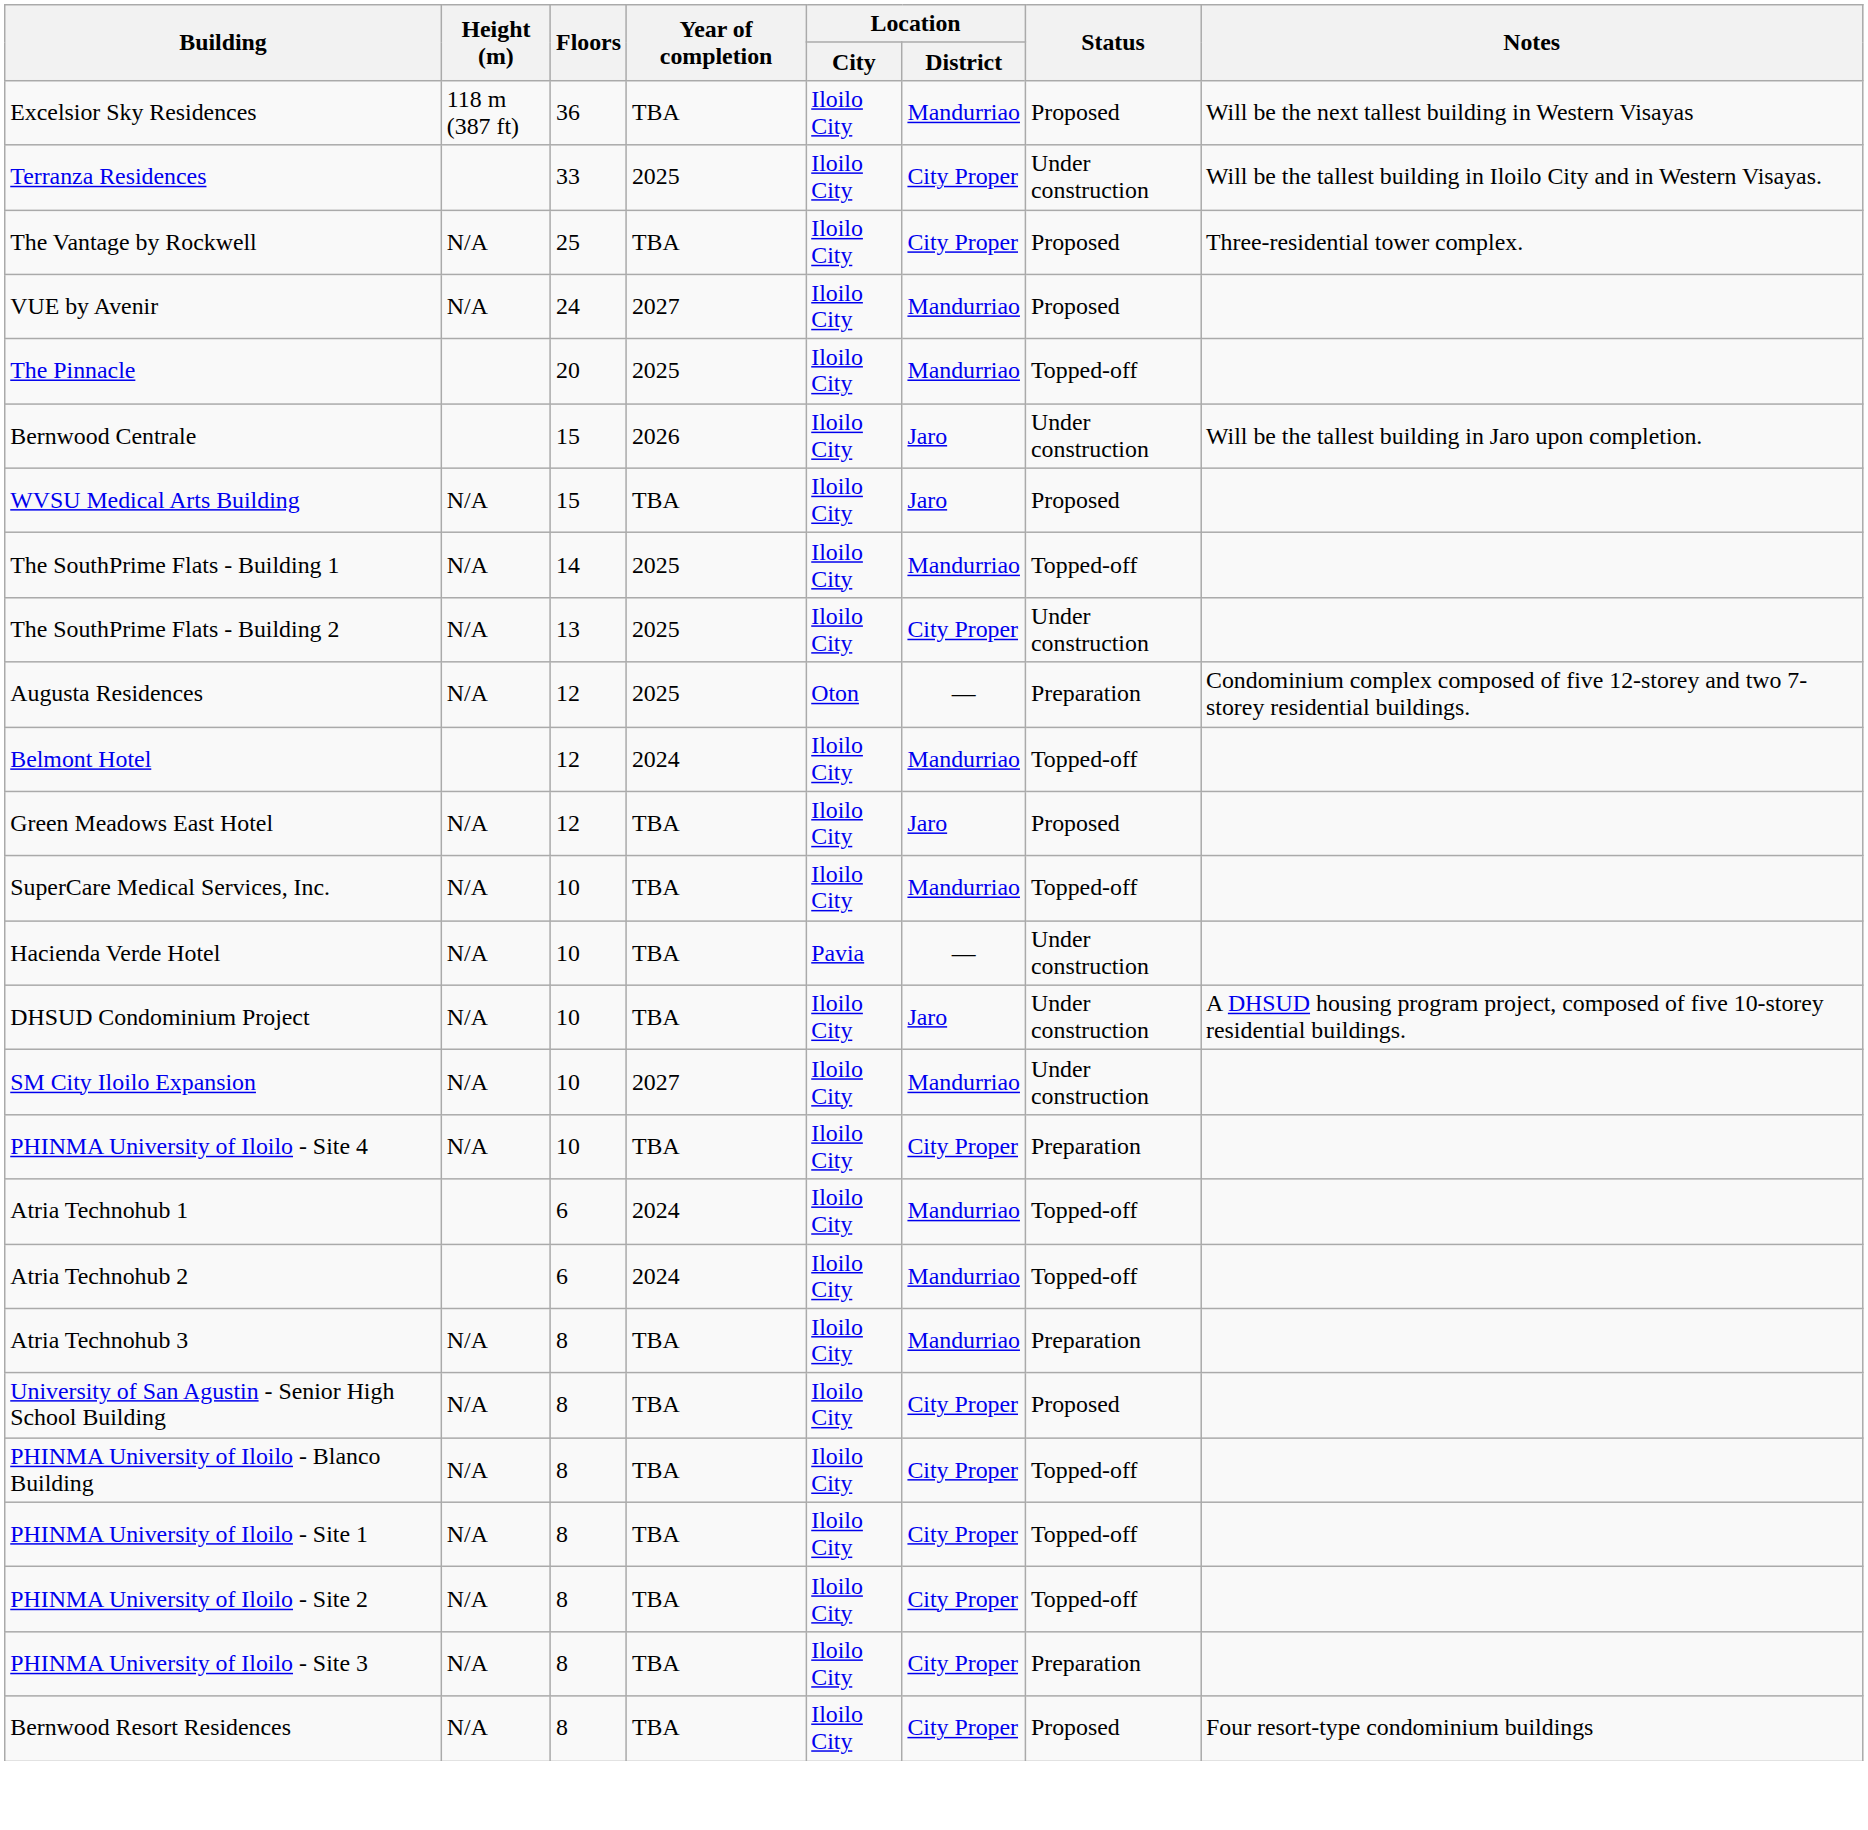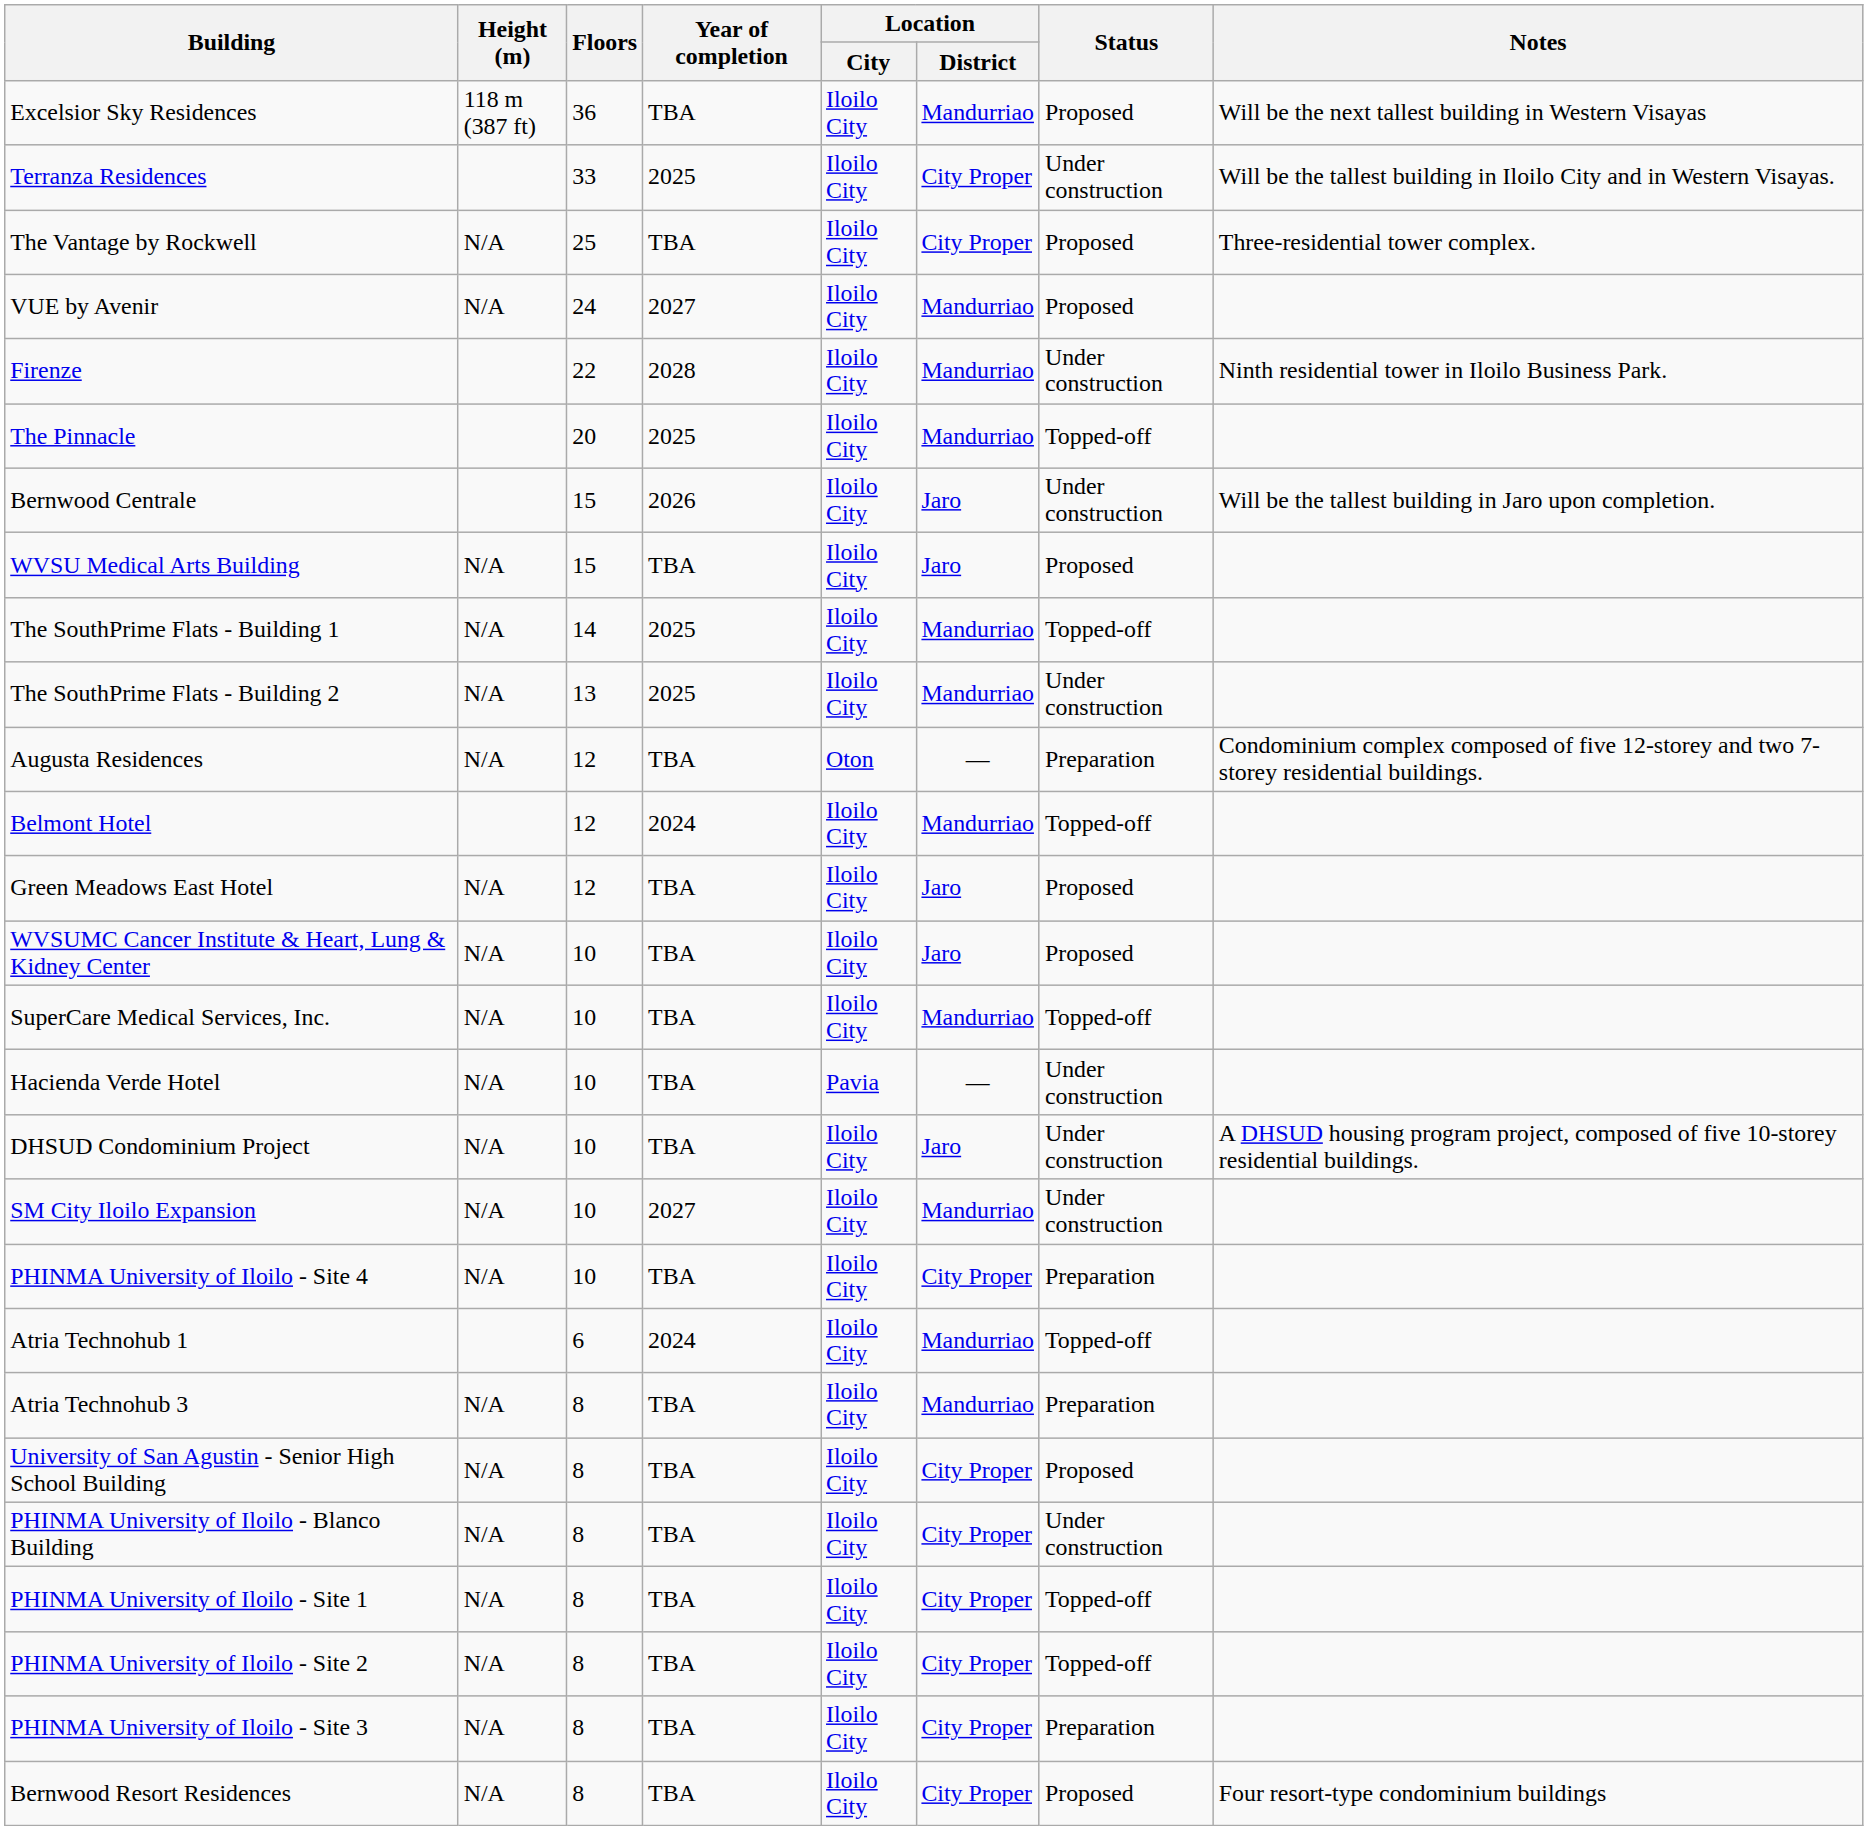+ row: (46, 370)
(963, 629) City Proper -> (978, 694) Mandurriao
(656, 694) 2025 -> (672, 758) TBA
+ row: (228, 952)
- row: (99, 1275)
(1084, 1469) Topped-off -> (1104, 1534) Under construction
